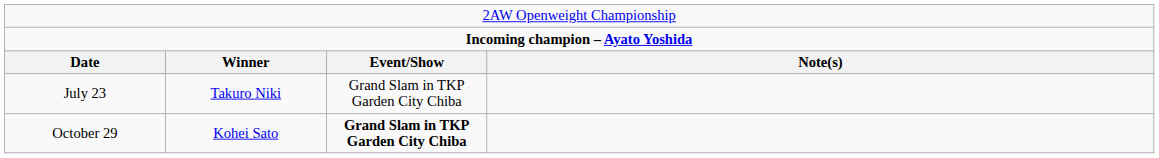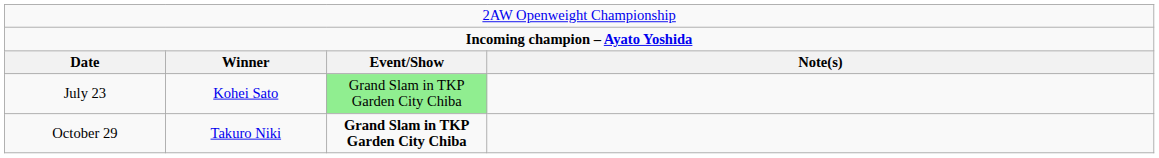(246, 93) Takuro Niki -> (246, 93) Kohei Sato
(407, 93) no background -> (407, 93) lightgreen background
(246, 132) Kohei Sato -> (246, 132) Takuro Niki
